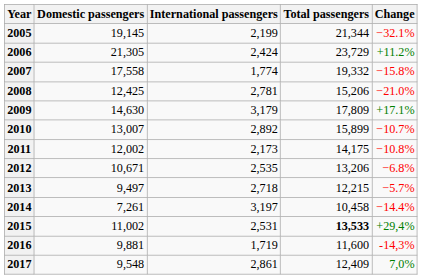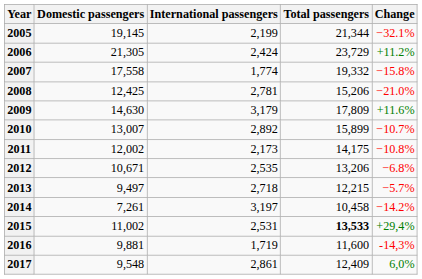(395, 110) +17.1% -> (396, 110) +11.6%
(395, 206) −14.4% -> (395, 206) −14.2%
(402, 264) 7,0% -> (402, 264) 6,0%
